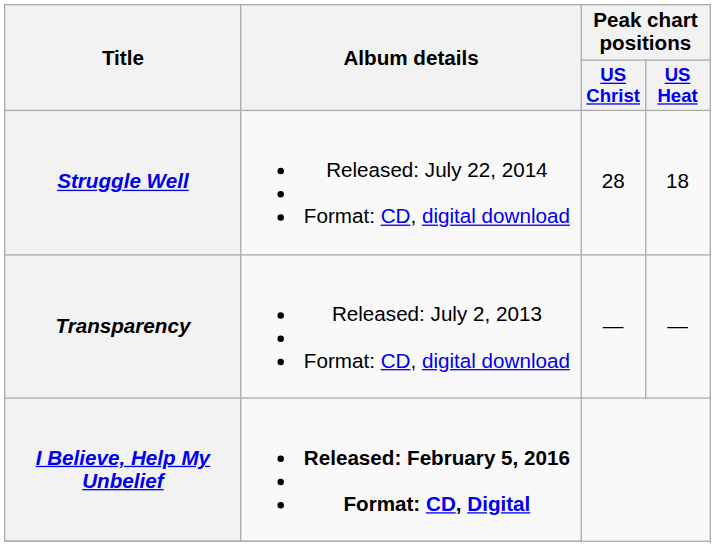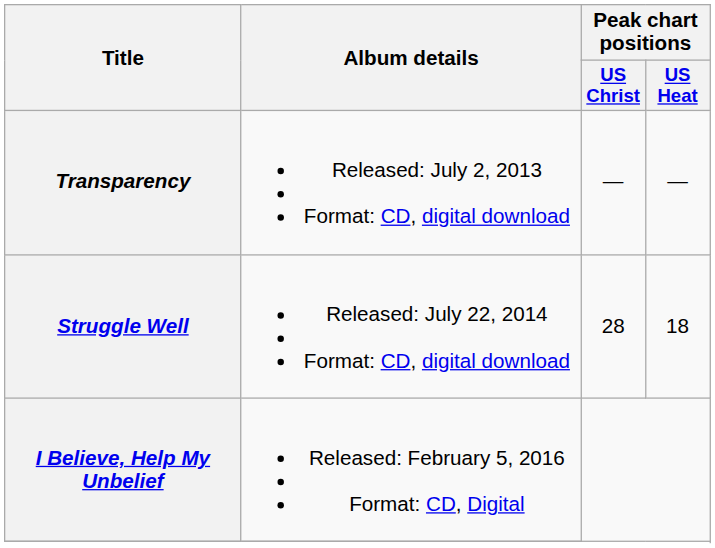rows swapped: (123, 325) <-> (123, 182)
(411, 481) bold -> (411, 481) normal
